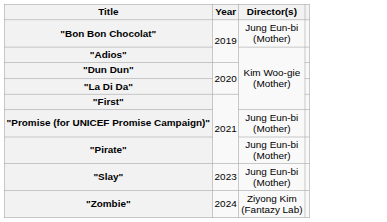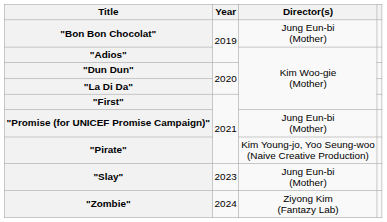(272, 150) Jung Eun-bi (Mother) -> (308, 150) Kim Young-jo, Yoo Seung-woo (Naive Creative Production)
